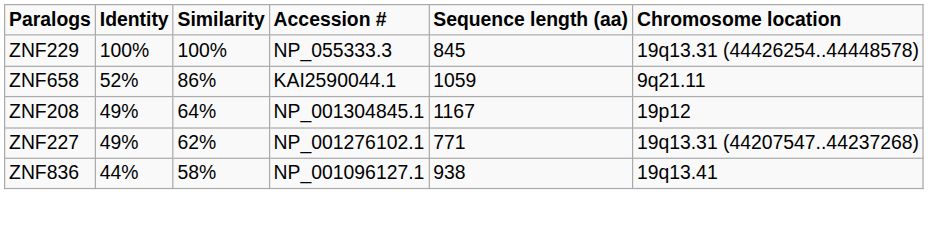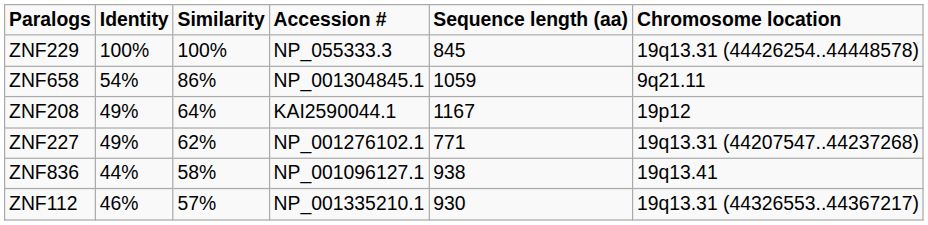(119, 81) 52% -> (119, 81) 54%
(335, 81) KAI2590044.1 -> (349, 81) NP_001304845.1
(349, 111) NP_001304845.1 -> (335, 111) KAI2590044.1
+ row: (43, 204)
